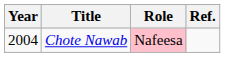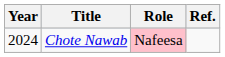(23, 40) 2004 -> (23, 40) 2024
